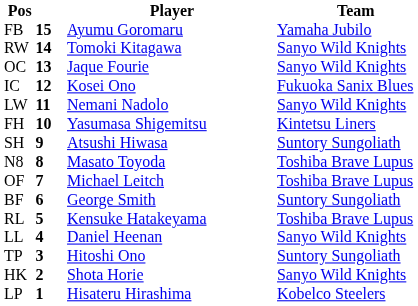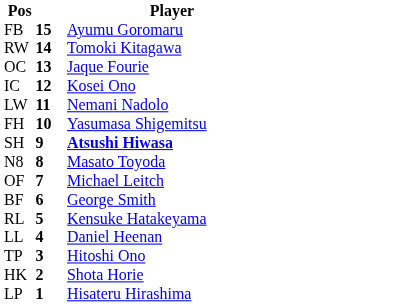- column: (356, 10)
(117, 142) normal -> (120, 142) bold
